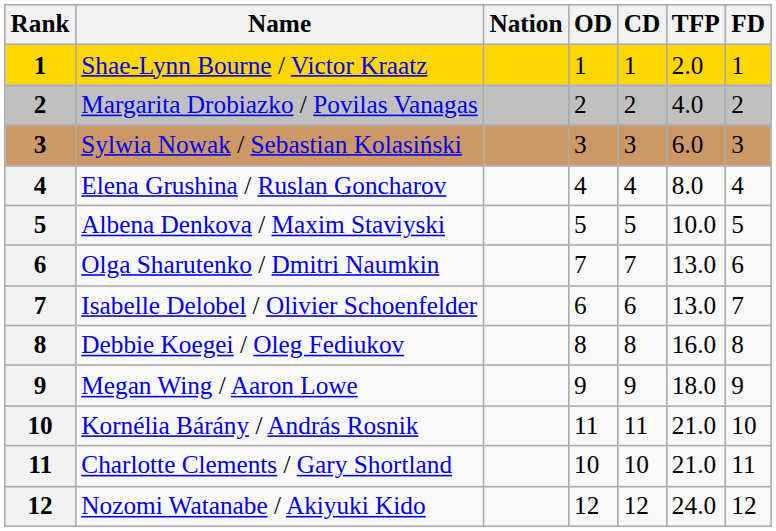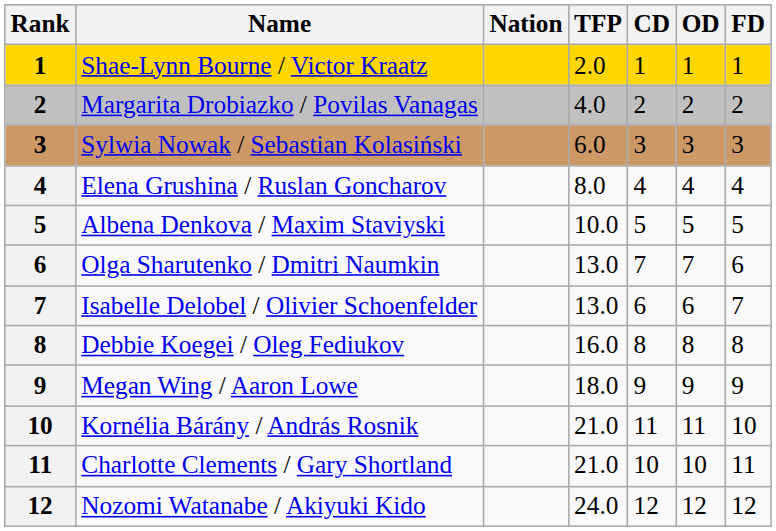columns swapped: (696, 24) <-> (593, 24)
